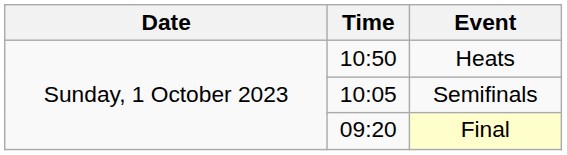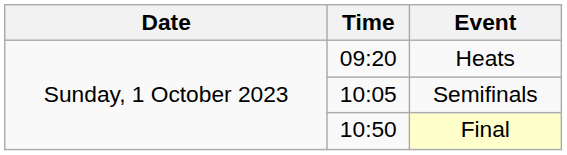(368, 58) 10:50 -> (368, 58) 09:20
(368, 130) 09:20 -> (368, 130) 10:50
